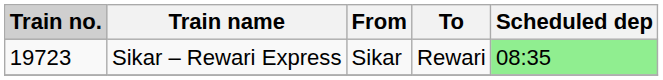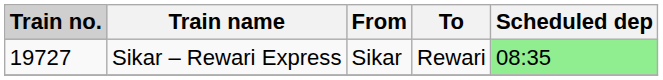(40, 57) 19723 -> (40, 57) 19727
